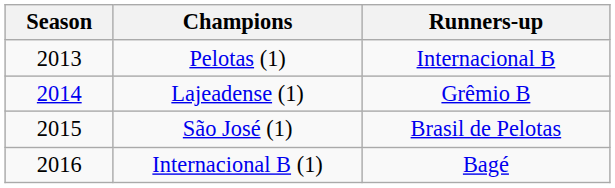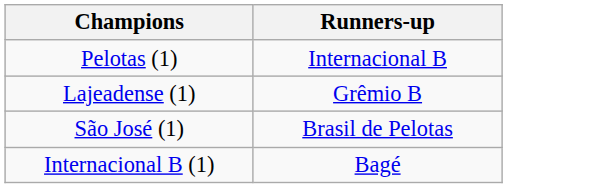- column: (59, 22)
